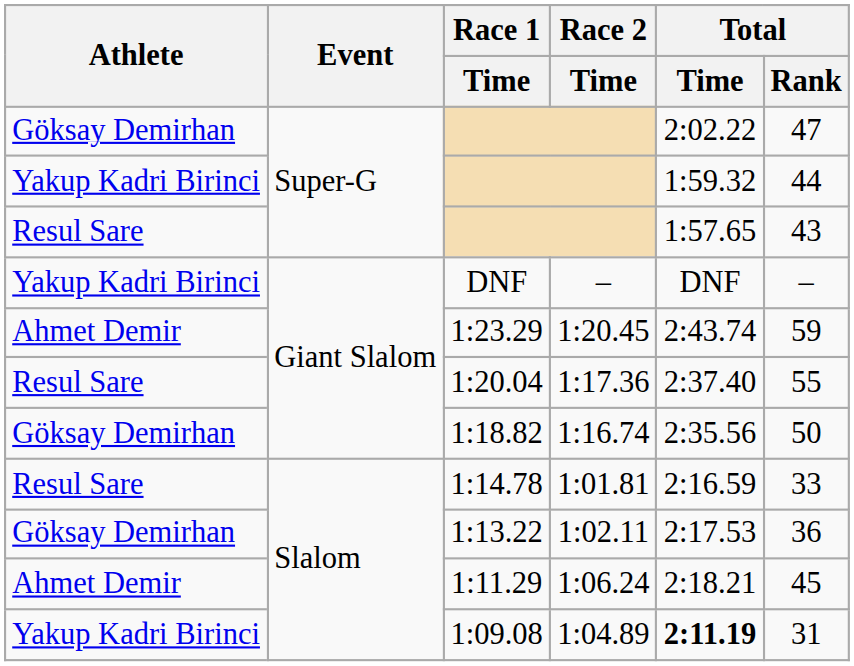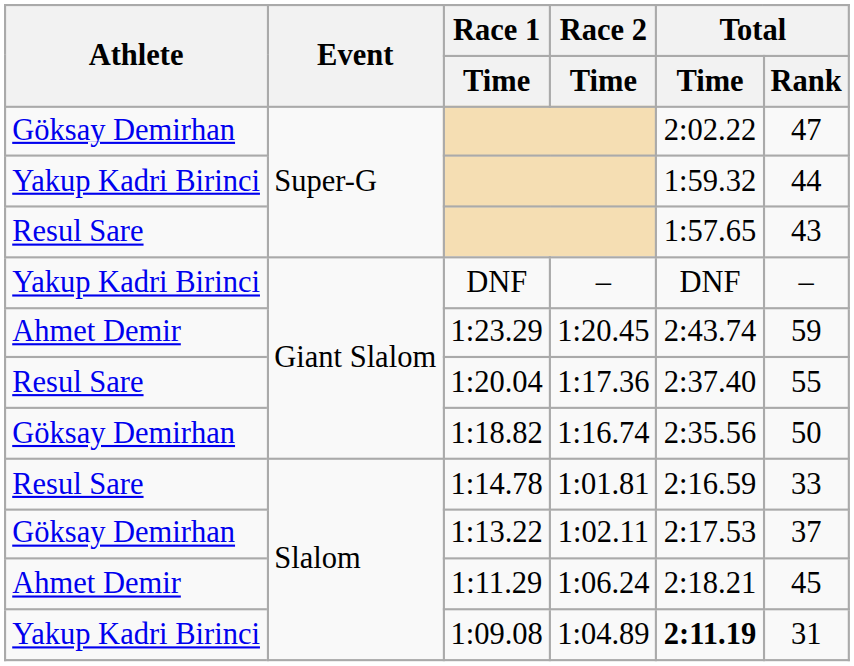(806, 533) 36 -> (806, 533) 37
